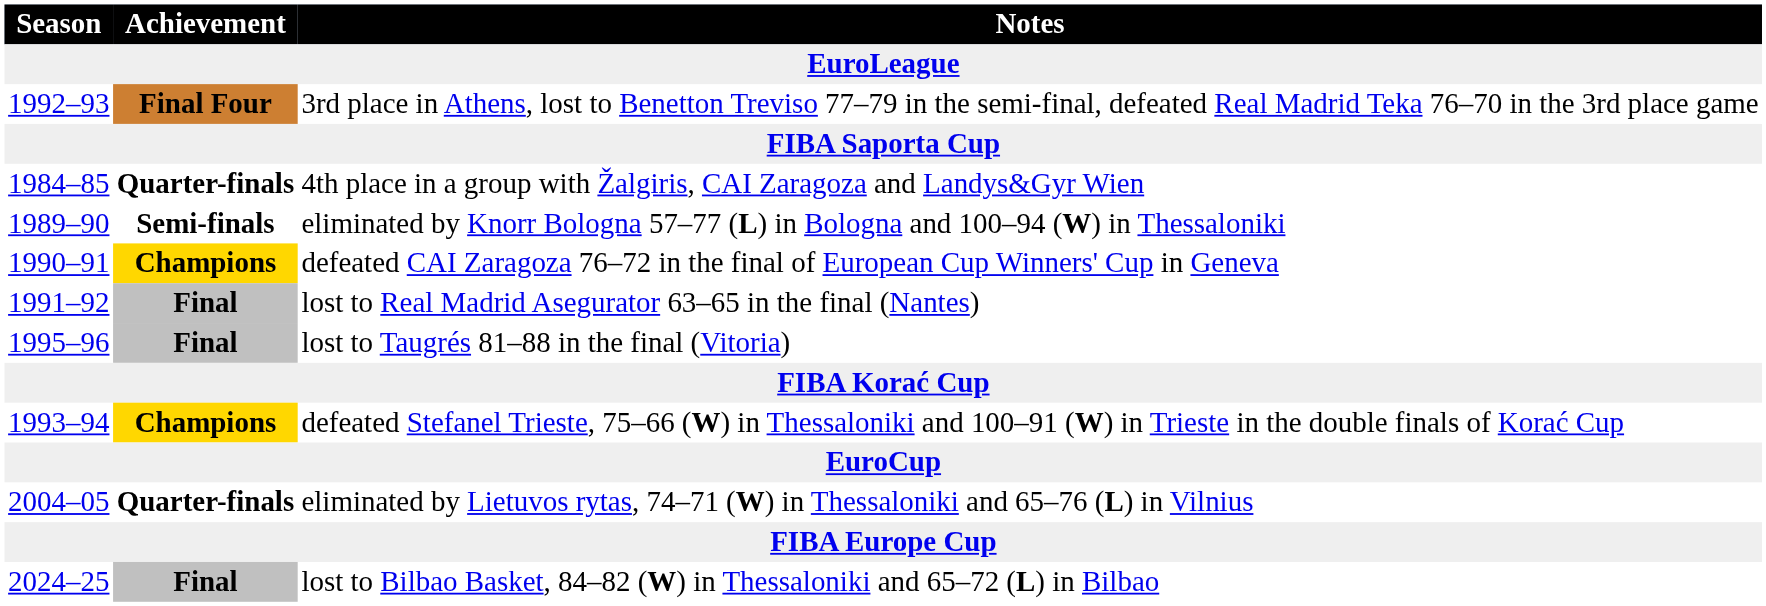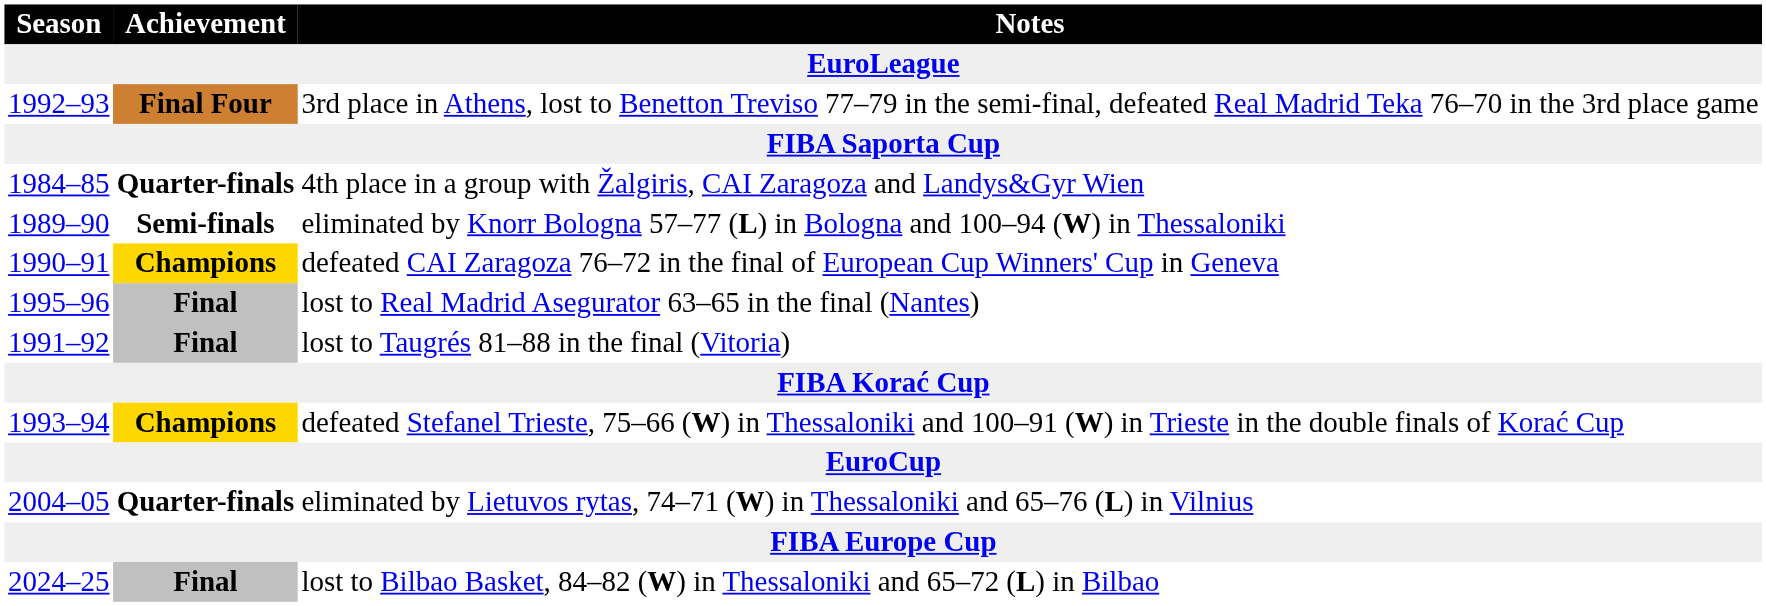(59, 302) 1991–92 -> (59, 302) 1995–96
(59, 342) 1995–96 -> (59, 342) 1991–92
